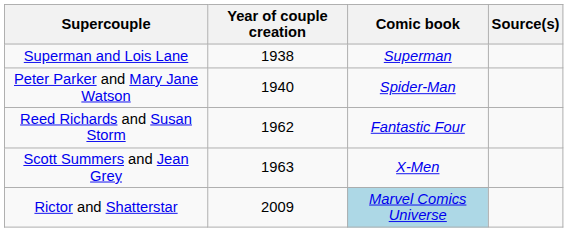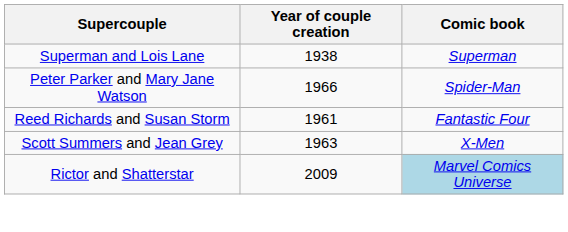- column: (526, 24)
(277, 87) 1940 -> (321, 87) 1966
(277, 127) 1962 -> (321, 119) 1961
